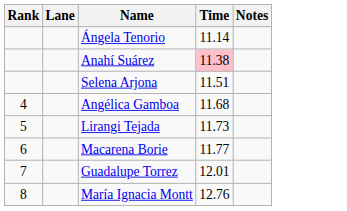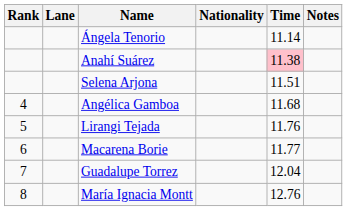+ column: (231, 15)
(214, 127) 11.73 -> (285, 127) 11.76
(214, 171) 12.01 -> (285, 171) 12.04
